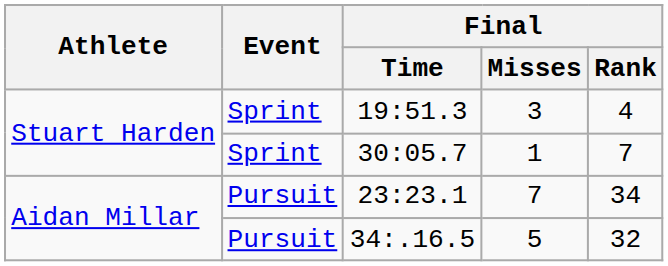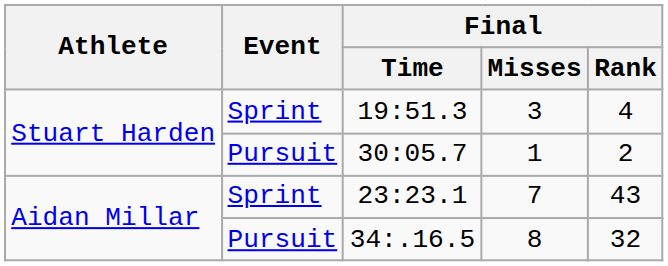(275, 154) Sprint -> (282, 154) Pursuit
(626, 154) 7 -> (626, 154) 2
(282, 197) Pursuit -> (275, 197) Sprint
(626, 197) 34 -> (626, 197) 43
(535, 239) 5 -> (535, 239) 8
